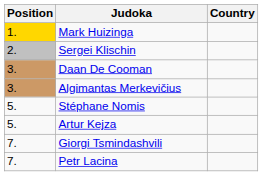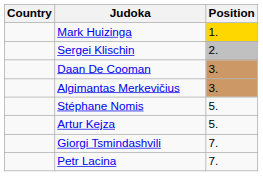columns swapped: (30, 13) <-> (232, 13)
